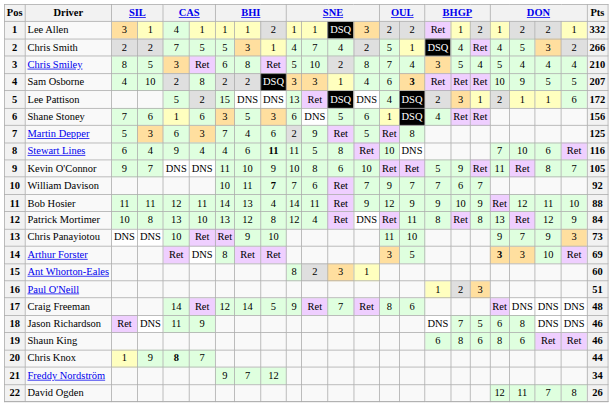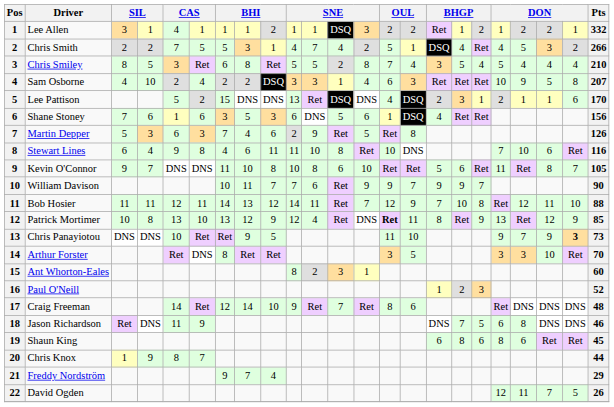(315, 64) 10 -> (315, 64) 5
(202, 81) 8 -> (202, 81) 4
(412, 81) bold -> (413, 81) normal
(574, 81) 5 -> (575, 81) 8
(597, 99) 172 -> (599, 99) 170
(597, 133) 125 -> (599, 133) 126
(202, 150) 4 -> (202, 150) 8
(273, 150) bold -> (273, 150) normal
(315, 150) 5 -> (315, 150) 10
(273, 168) 9 -> (273, 168) 8
(461, 168) 9 -> (462, 168) 6
(273, 185) bold -> (273, 185) normal
(367, 185) 7 -> (367, 185) 9
(438, 185) 7 -> (439, 185) 9
(461, 185) 6 -> (462, 185) 9
(597, 185) 92 -> (599, 185) 90
(273, 202) 4 -> (273, 202) 12
(367, 202) 9 -> (367, 202) 7
(438, 202) 9 -> (439, 202) 7
(480, 202) 9 -> (481, 202) 8
(273, 220) 8 -> (273, 220) 9
(389, 220) normal -> (390, 220) bold
(480, 220) 8 -> (481, 220) 9
(597, 220) 84 -> (599, 220) 85
(273, 237) 10 -> (273, 237) 5
(574, 237) normal -> (575, 237) bold
(500, 254) bold -> (501, 254) normal
(597, 254) 69 -> (599, 254) 70
(597, 289) 51 -> (599, 289) 52
(273, 306) 5 -> (273, 306) 10
(597, 340) 46 -> (599, 340) 45
(176, 358) bold -> (176, 358) normal
(273, 375) 12 -> (273, 375) 4
(597, 375) 34 -> (599, 375) 29
(574, 392) 8 -> (575, 392) 5
